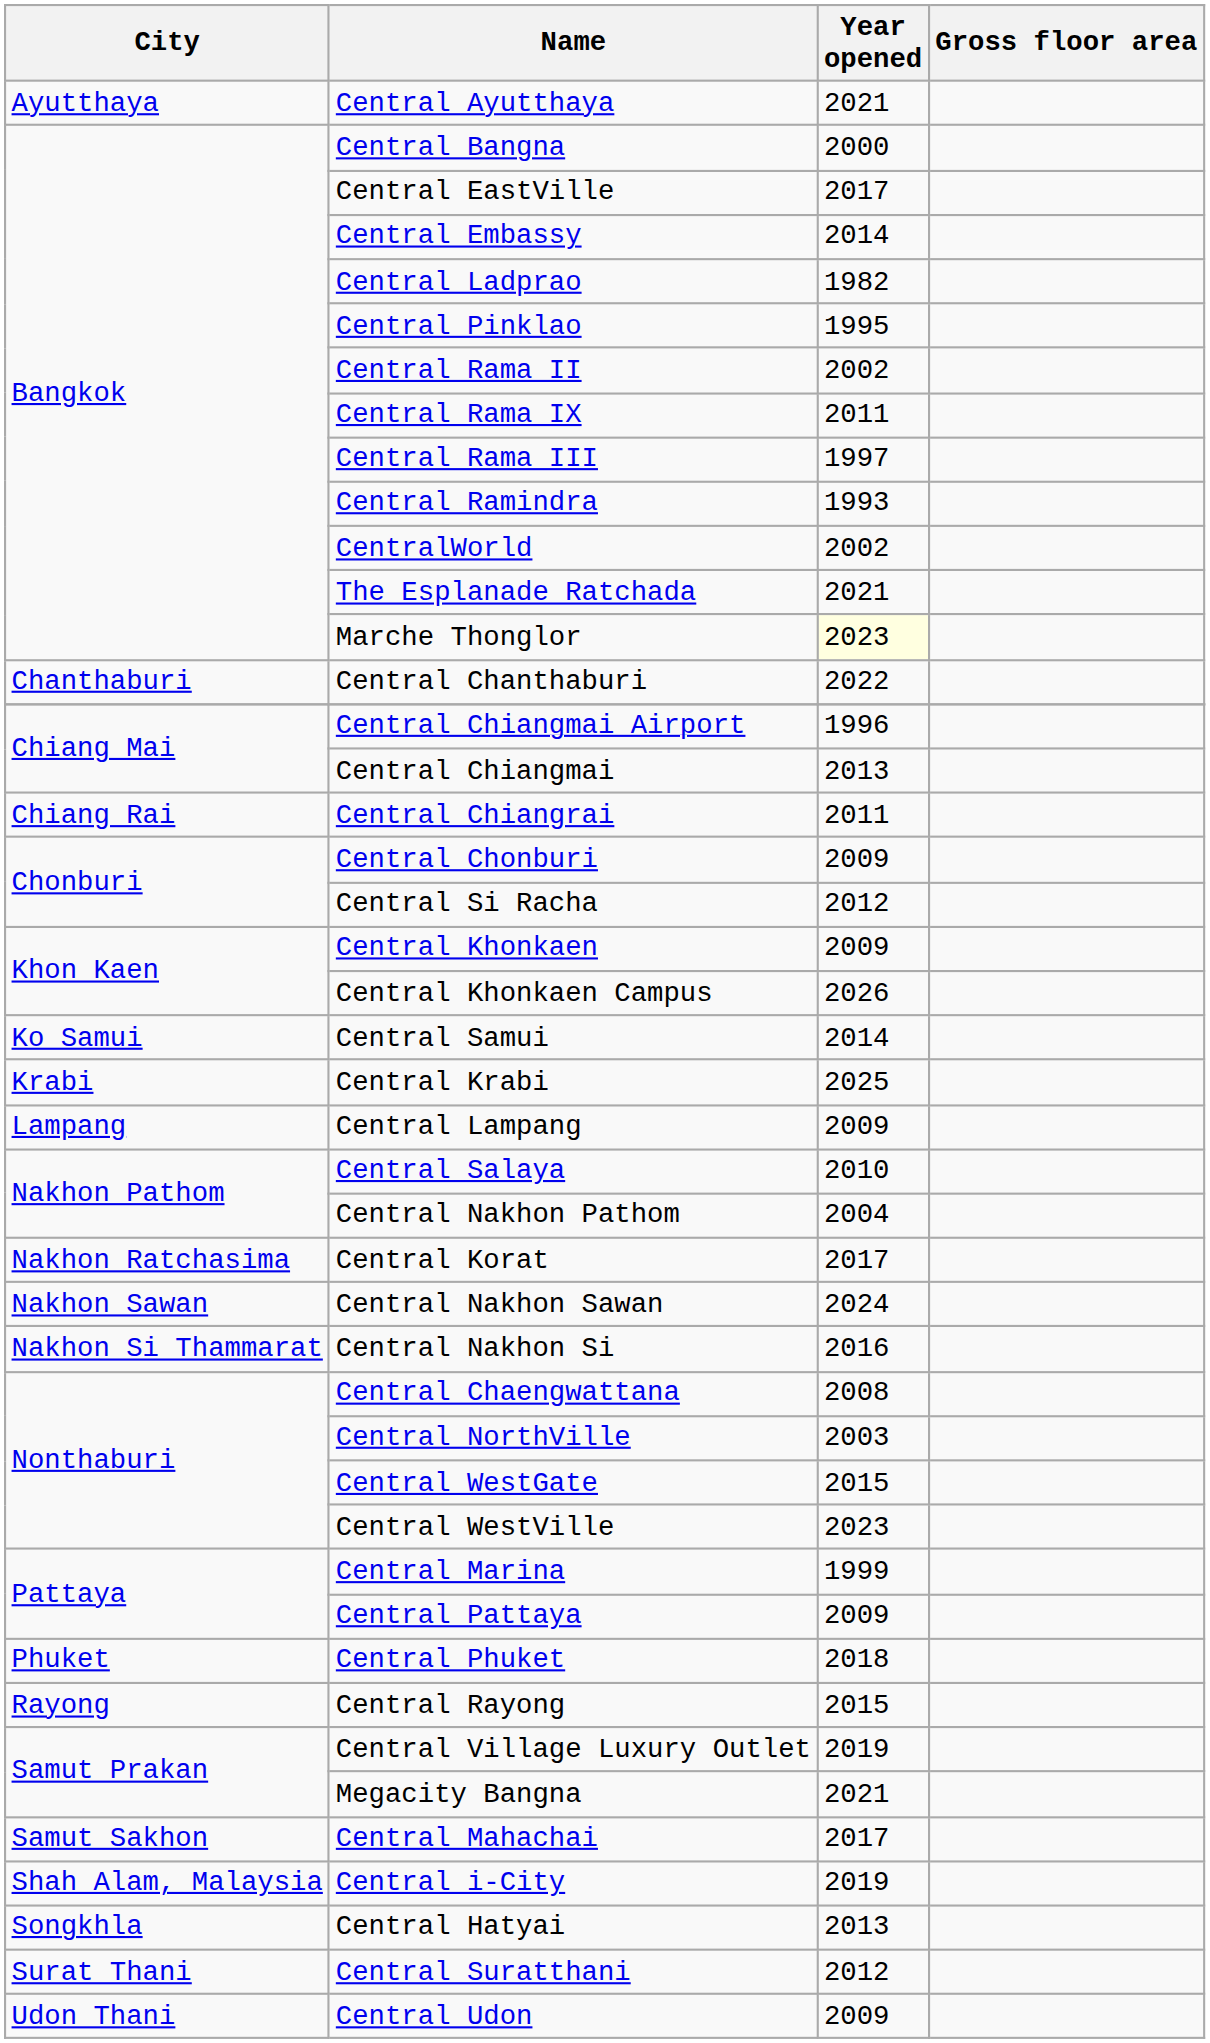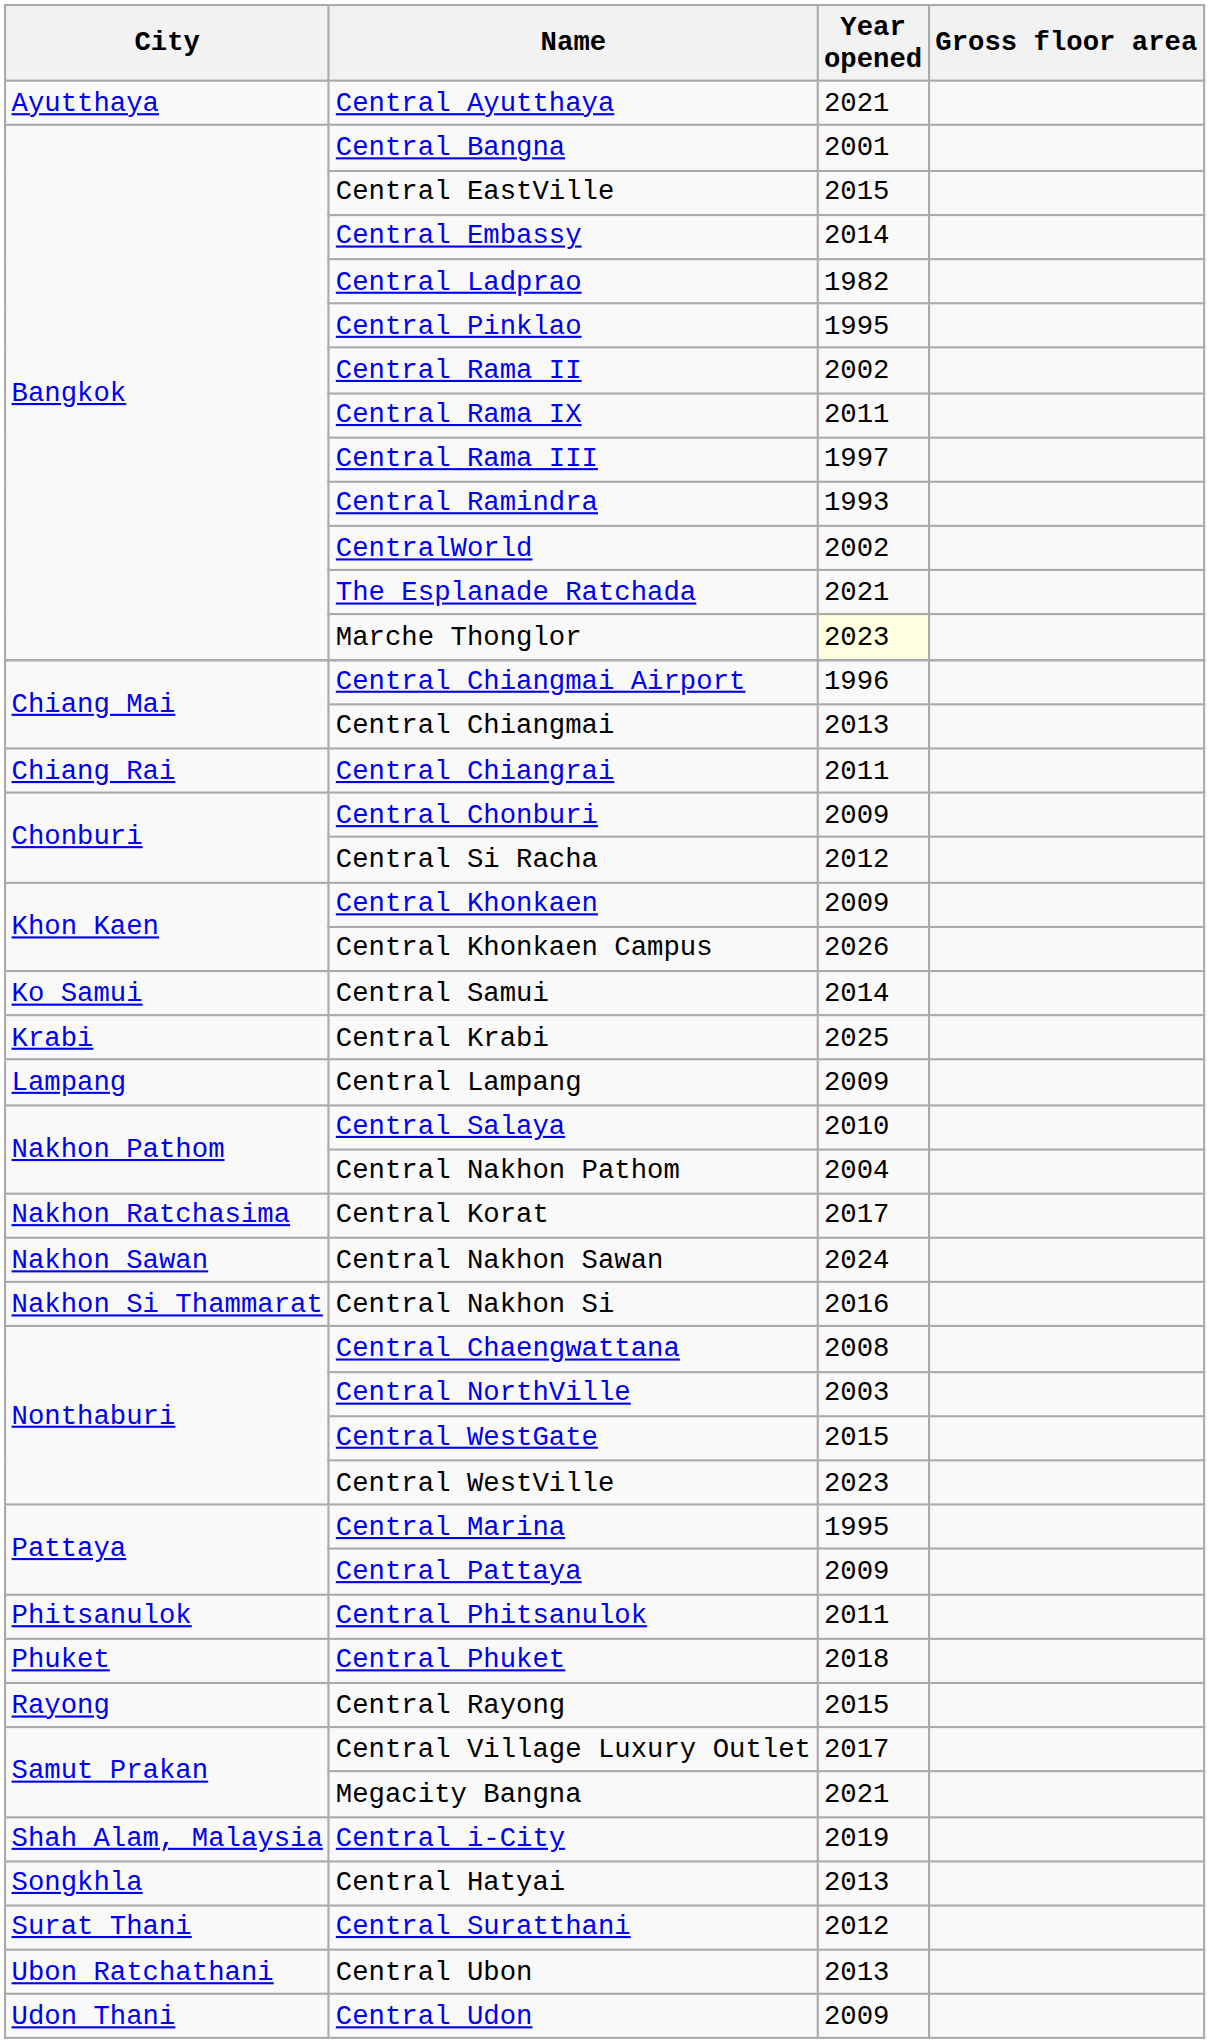(857, 148) 2000 -> (857, 148) 2001
(857, 192) 2017 -> (857, 192) 2015
- row: (491, 682)
(857, 1572) 1999 -> (857, 1527) 1995
+ row: (491, 1616)
(857, 1750) 2019 -> (857, 1750) 2017
- row: (467, 1839)
+ row: (434, 1972)
